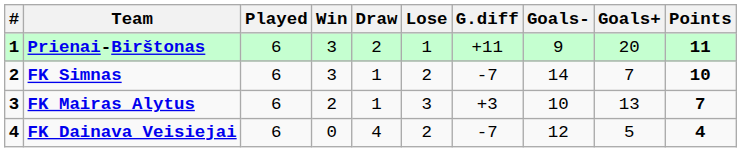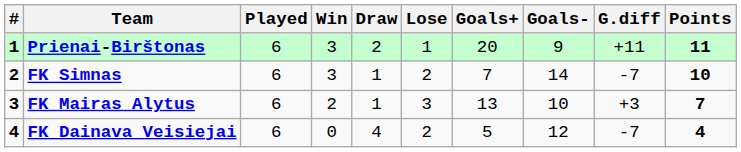columns swapped: (629, 19) <-> (487, 19)
